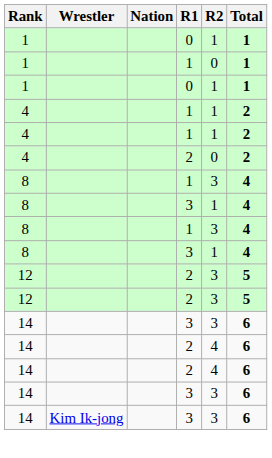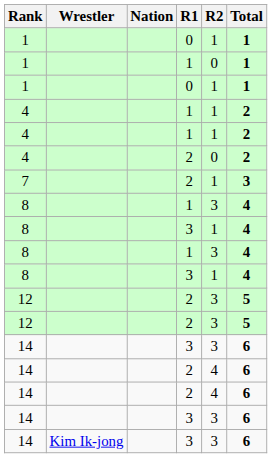+ row: (25, 181)
